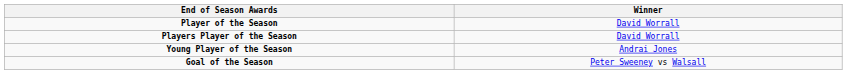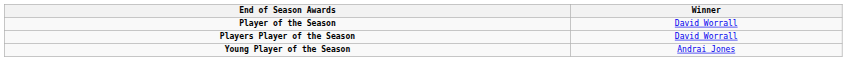- row: (229, 63)
